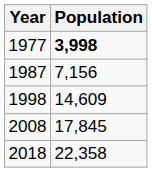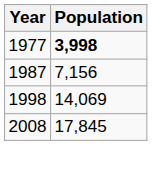(81, 99) 14,609 -> (81, 99) 14,069
- row: (28, 153)
